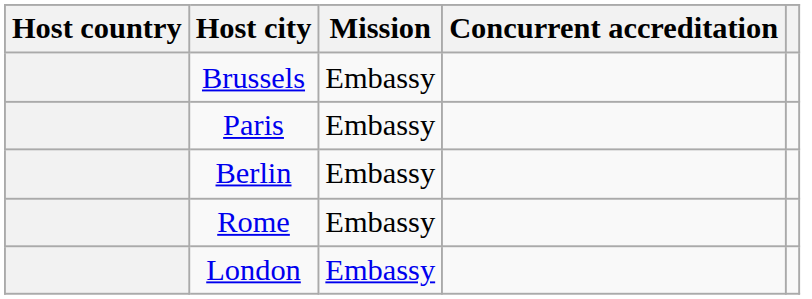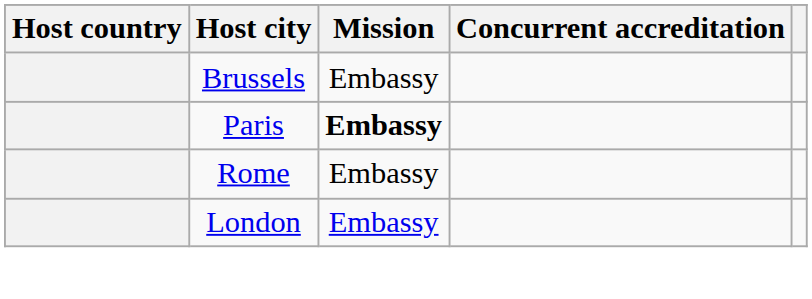(380, 125) normal -> (384, 125) bold
- row: (254, 173)
